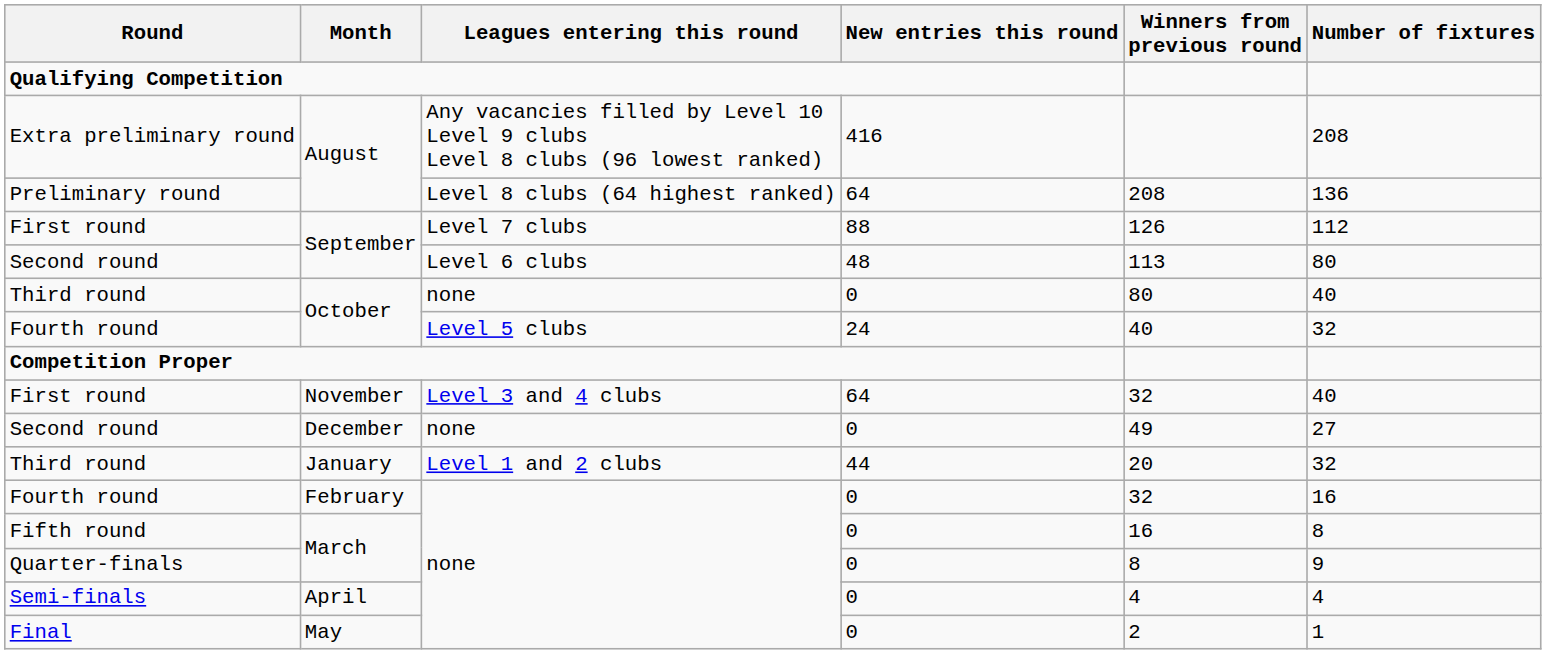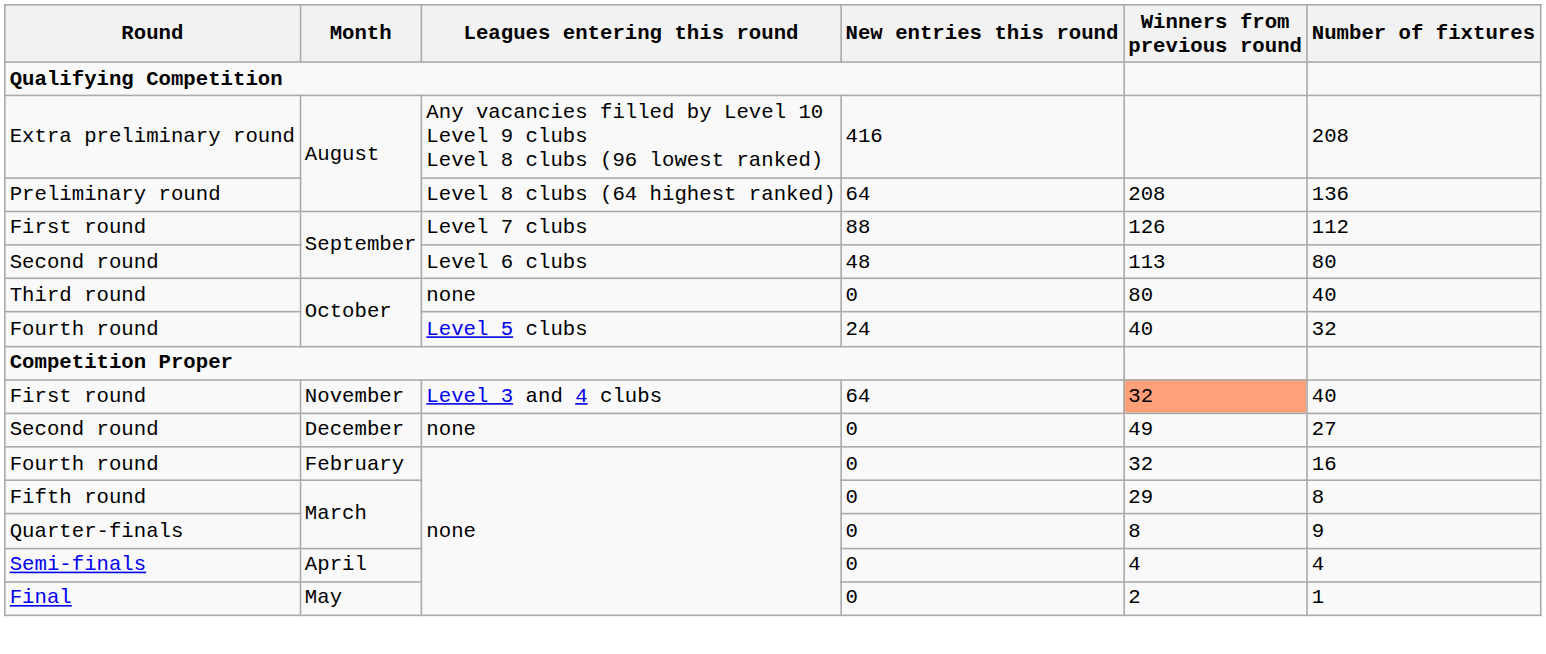(1141, 396) no background -> (1141, 396) lightsalmon background
- row: (78, 464)
(1141, 531) 16 -> (1141, 497) 29
